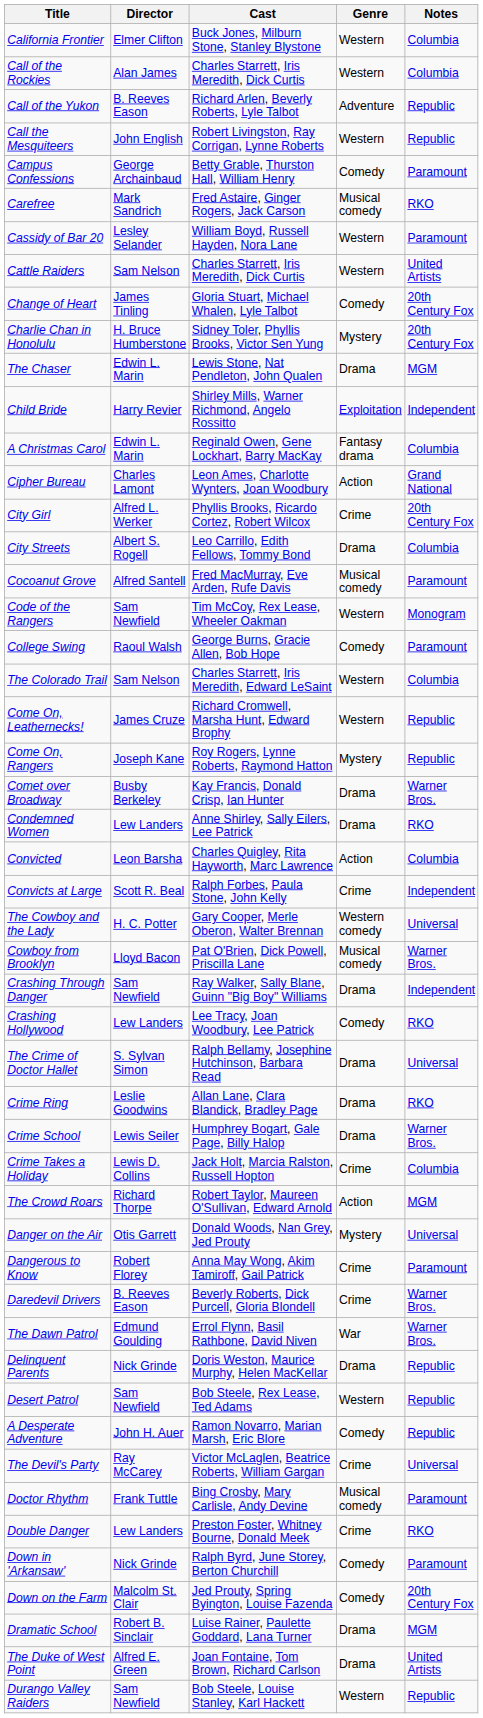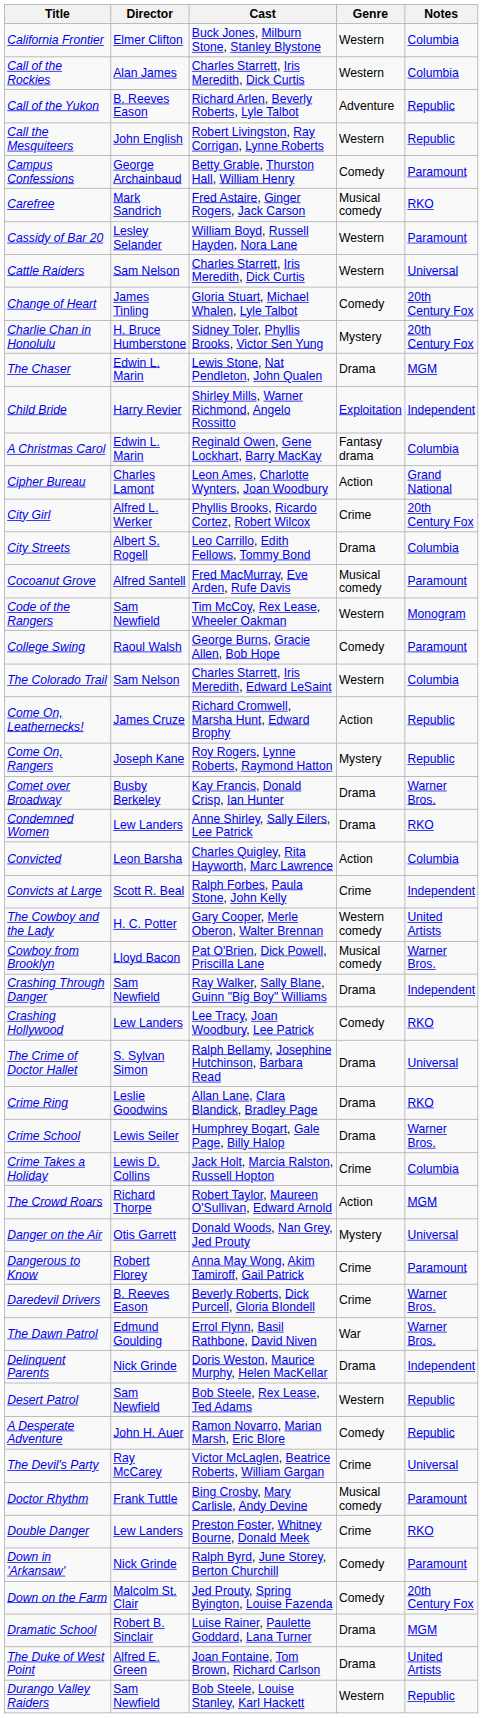(425, 271) United Artists -> (433, 271) Universal
(361, 720) Western -> (356, 720) Action
(433, 924) Universal -> (425, 924) United Artists
(431, 1366) Republic -> (441, 1366) Independent
